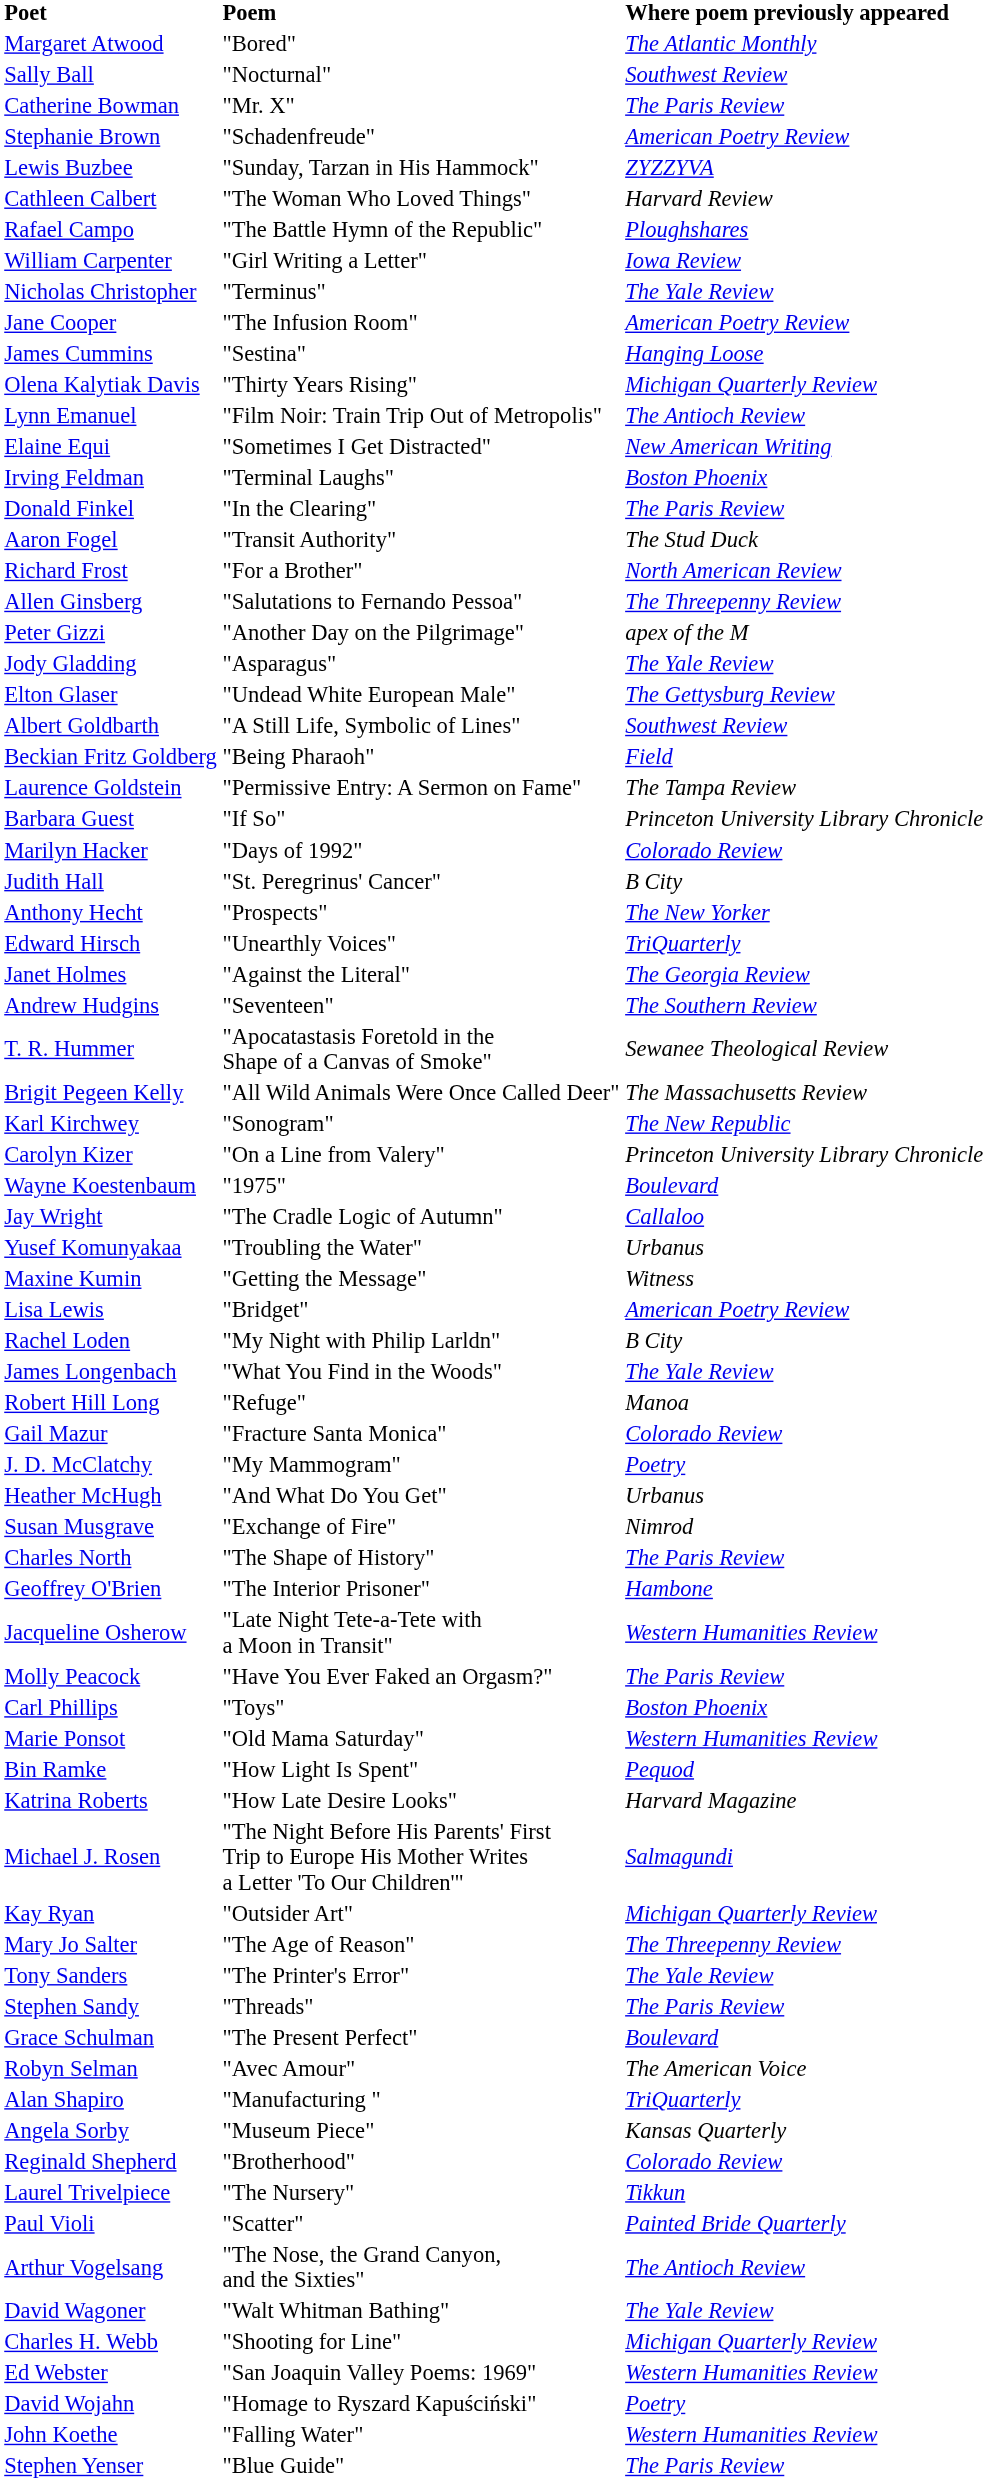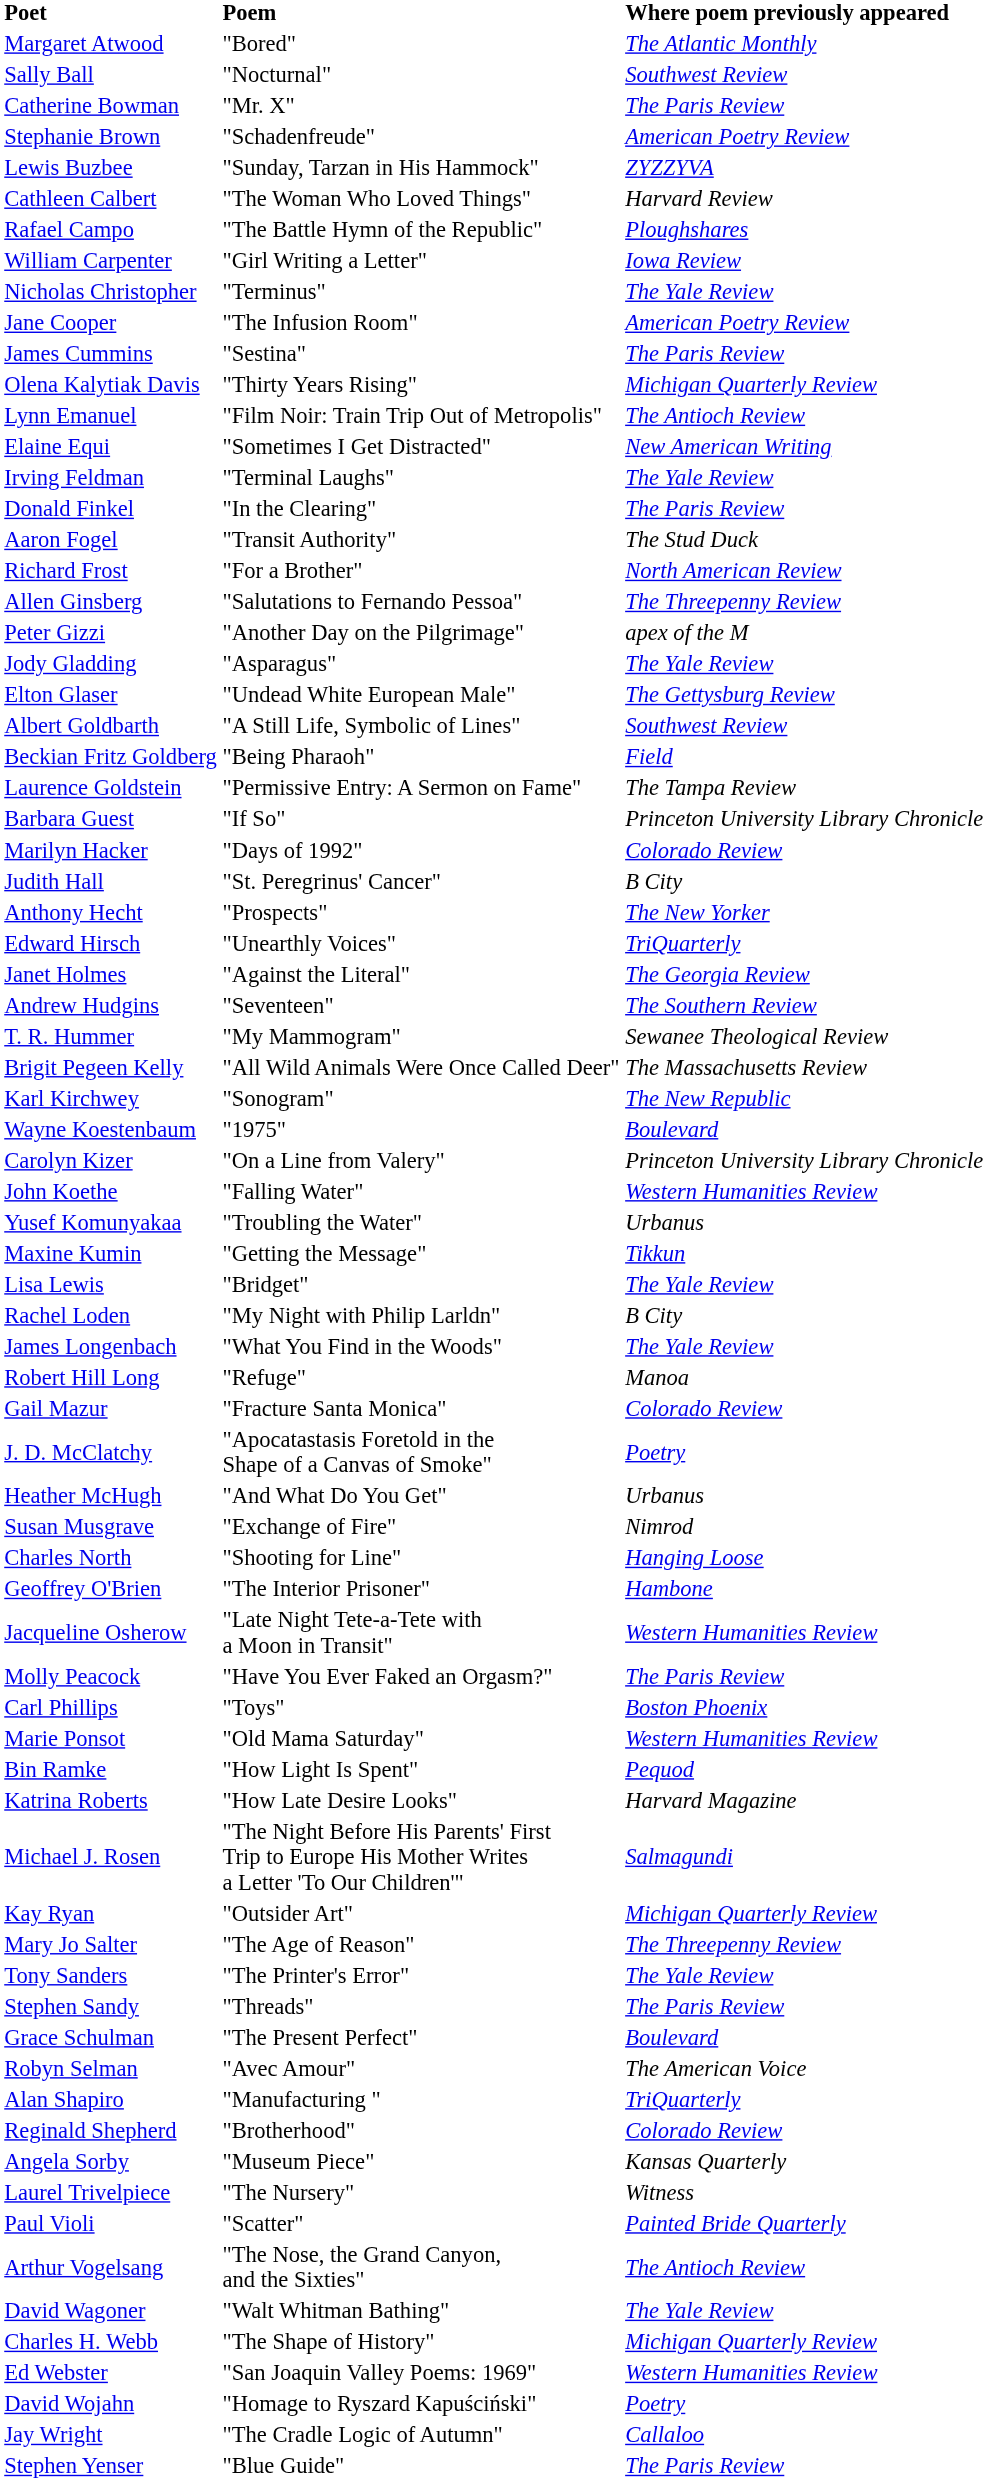(694, 353) Hanging Loose -> (705, 353) The Paris Review
(696, 478) Boston Phoenix -> (699, 478) The Yale Review
(358, 1049) "Apocatastasis Foretold in the Shape of a Canvas of Smoke" -> (312, 1036) "My Mammogram"
rows swapped: (68, 1154) <-> (100, 1185)
rows swapped: (61, 2435) <-> (53, 1216)
(660, 1278) Witness -> (655, 1253) Tikkun
(737, 1309) American Poetry Review -> (699, 1284) The Yale Review
(312, 1465) "My Mammogram" -> (358, 1452) "Apocatastasis Foretold in the Shape of a Canvas of Smoke"
(328, 1558) "The Shape of History" -> (312, 1558) "Shooting for Line"
(705, 1558) The Paris Review -> (694, 1558) Hanging Loose
rows swapped: (90, 2161) <-> (67, 2130)
(655, 2192) Tikkun -> (660, 2192) Witness
(312, 2342) "Shooting for Line" -> (328, 2342) "The Shape of History"
